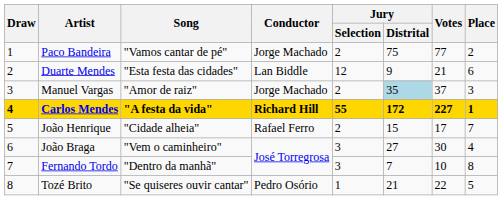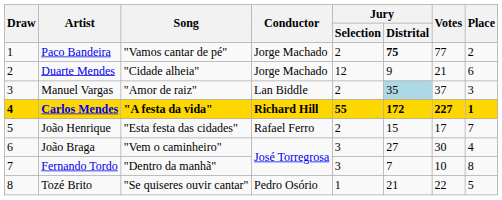(392, 52) normal -> (392, 52) bold
(181, 71) "Esta festa das cidades" -> (161, 71) "Cidade alheia"
(281, 71) Lan Biddle -> (291, 71) Jorge Machado
(291, 90) Jorge Machado -> (281, 90) Lan Biddle
(161, 128) "Cidade alheia" -> (181, 128) "Esta festa das cidades"
